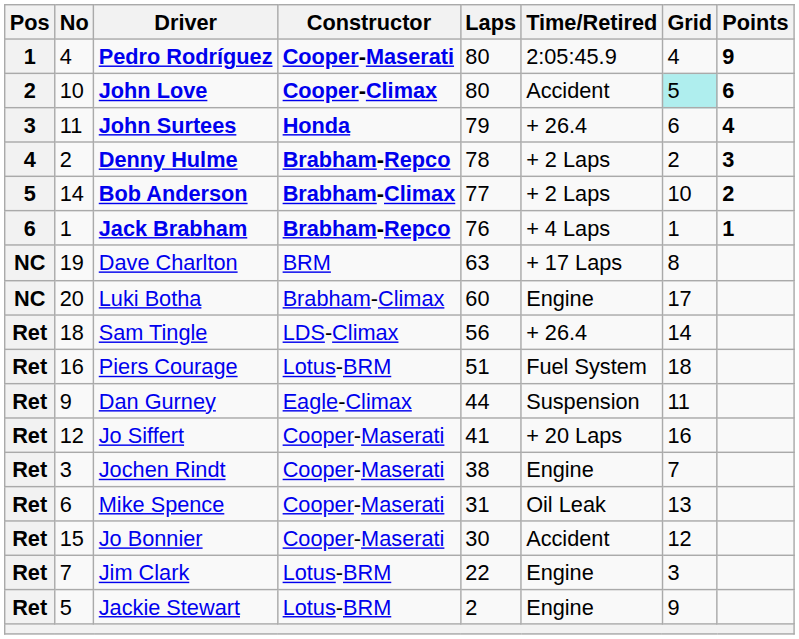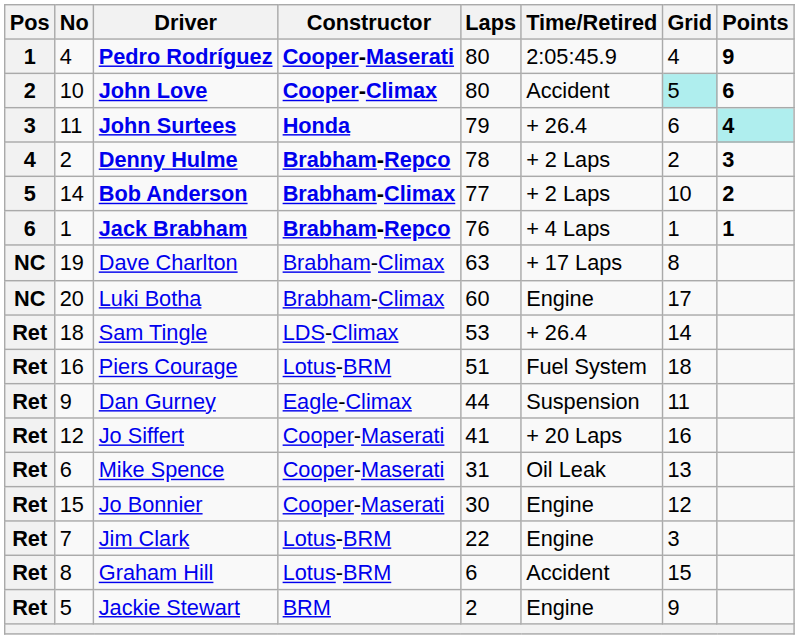(728, 125) no background -> (728, 125) paleturquoise background
(307, 263) BRM -> (364, 263) Brabham-Climax
(477, 332) 56 -> (477, 332) 53
- row: (162, 469)
(568, 538) Accident -> (560, 504) Engine
+ row: (156, 573)
(337, 607) Lotus-BRM -> (307, 607) BRM
